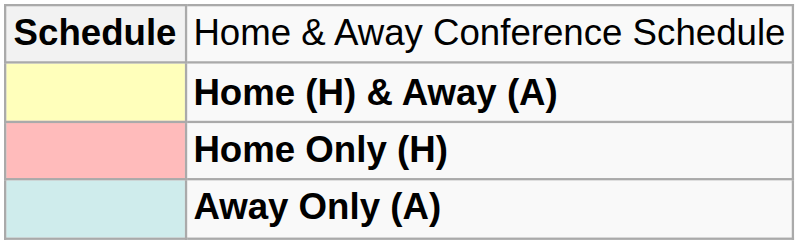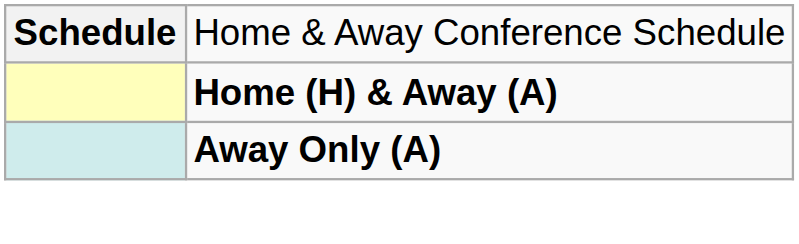- row: (321, 149)
